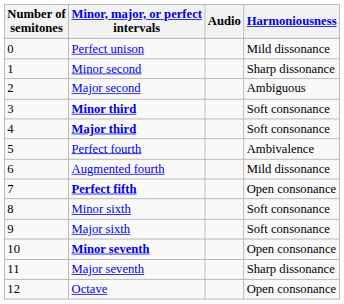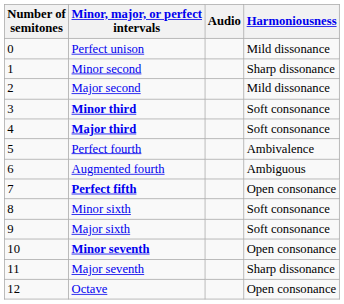(276, 88) Ambiguous -> (288, 88) Mild dissonance
(288, 169) Mild dissonance -> (276, 169) Ambiguous
